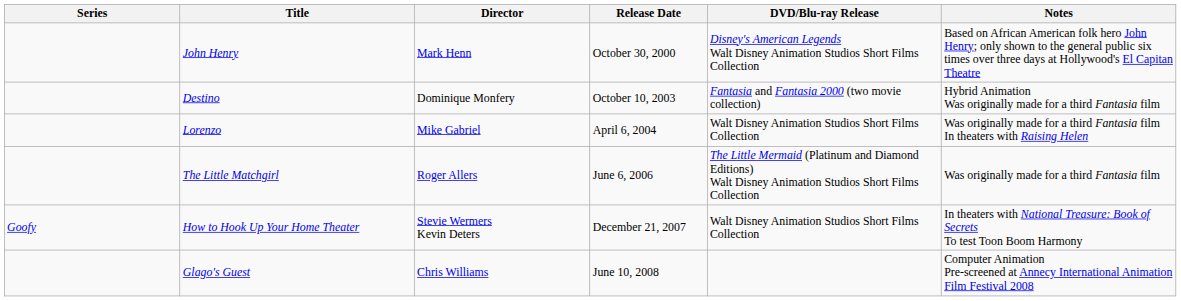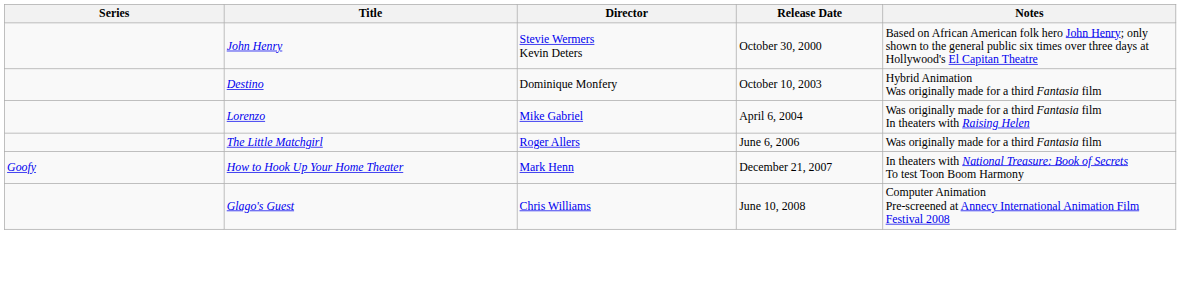- column: (824, 13)
(444, 52) Mark Henn -> (557, 45) Stevie Wermers Kevin Deters
(454, 227) Stevie Wermers Kevin Deters -> (547, 167) Mark Henn
